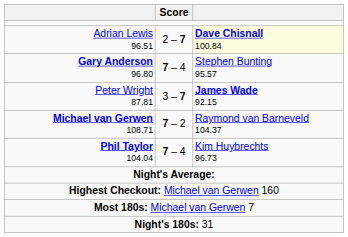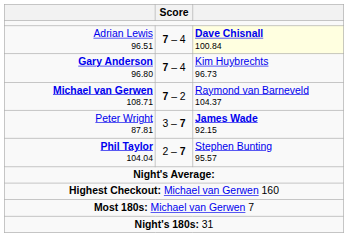(174, 39) 2 – 7 -> (174, 39) 7 – 4
(234, 68) Stephen Bunting 95.57 -> (232, 68) Kim Huybrechts 96.73
rows swapped: (124, 96) <-> (103, 124)
(174, 152) 7 – 4 -> (174, 152) 2 – 7
(232, 152) Kim Huybrechts 96.73 -> (234, 152) Stephen Bunting 95.57
